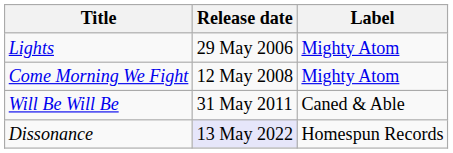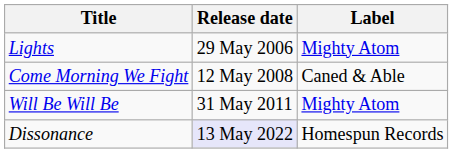(350, 76) Mighty Atom -> (353, 76) Caned & Able
(353, 104) Caned & Able -> (350, 104) Mighty Atom
